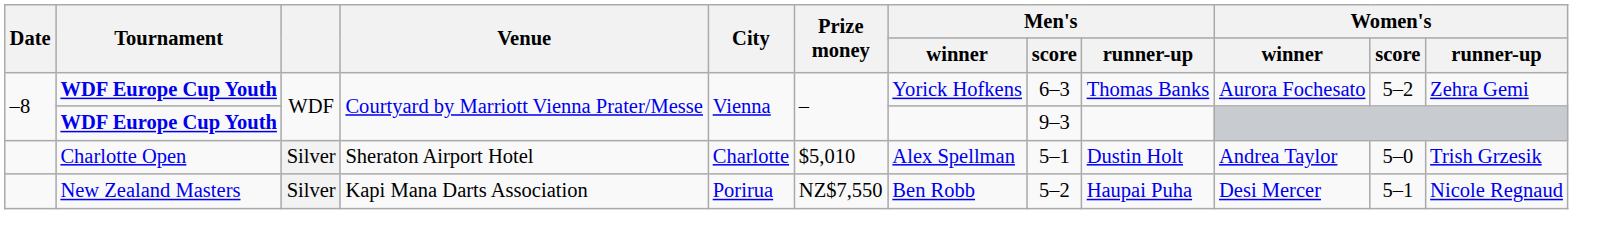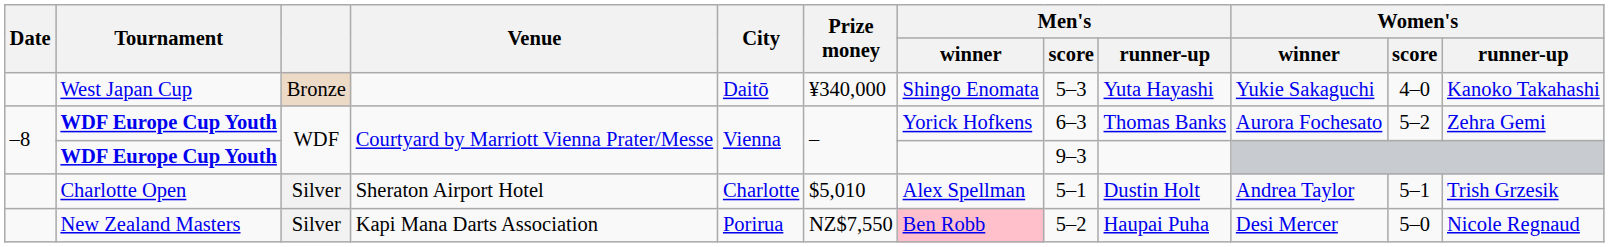+ row: (126, 88)
(1398, 156) 5–0 -> (1415, 190) 5–1
(934, 190) no background -> (944, 224) pink background
(1398, 190) 5–1 -> (1415, 224) 5–0
